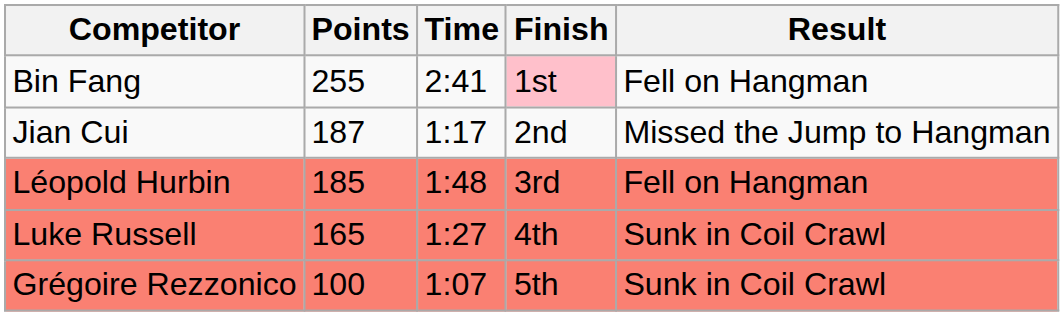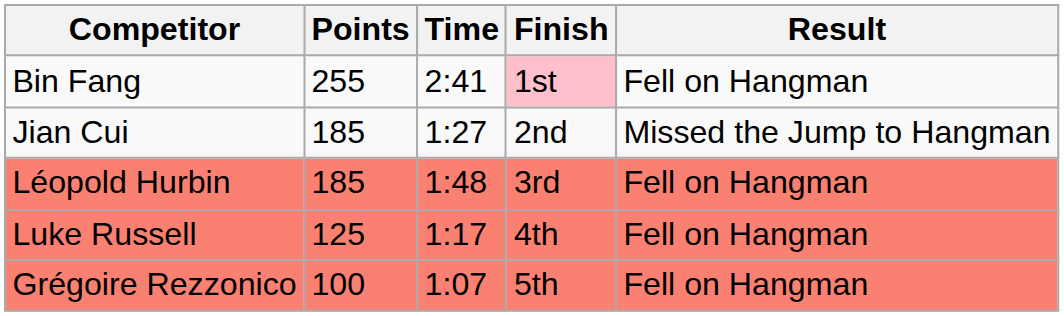(338, 132) 187 -> (338, 132) 185
(456, 132) 1:17 -> (456, 132) 1:27
(338, 234) 165 -> (338, 234) 125
(456, 234) 1:27 -> (456, 234) 1:17
(755, 234) Sunk in Coil Crawl -> (746, 234) Fell on Hangman
(755, 285) Sunk in Coil Crawl -> (746, 285) Fell on Hangman
